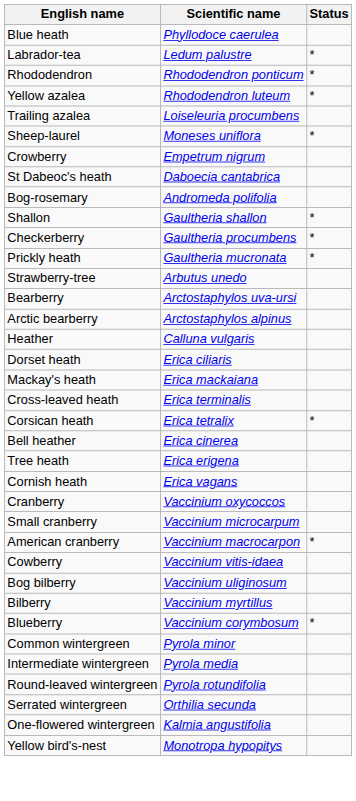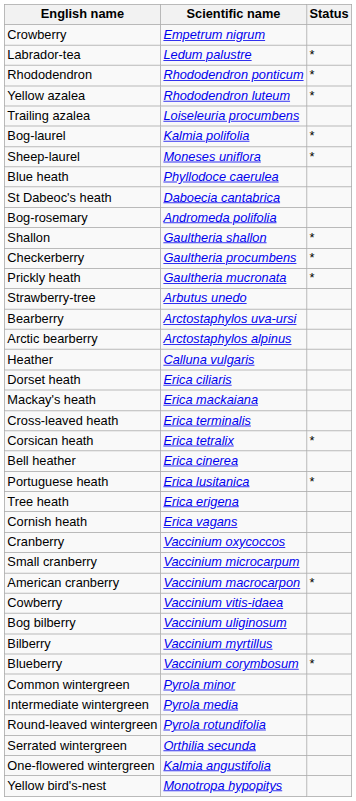rows swapped: (37, 156) <-> (38, 34)
+ row: (37, 136)
+ row: (58, 481)
